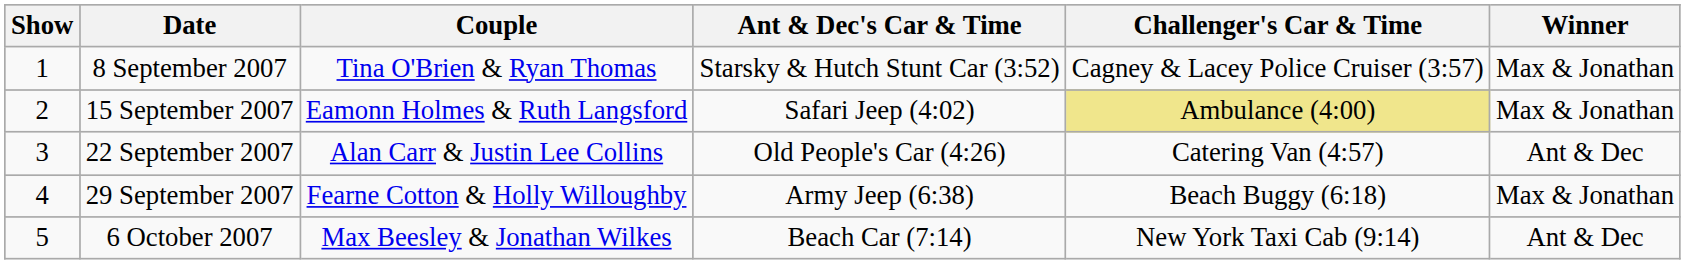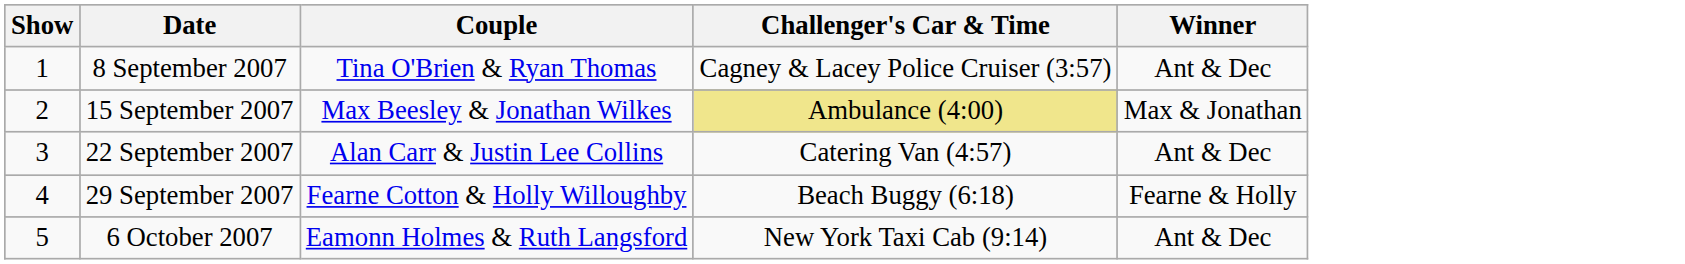- column: (880, 25)
(1585, 68) Max & Jonathan -> (1213, 68) Ant & Dec
(497, 110) Eamonn Holmes & Ruth Langsford -> (497, 110) Max Beesley & Jonathan Wilkes
(1585, 195) Max & Jonathan -> (1213, 195) Fearne & Holly
(497, 237) Max Beesley & Jonathan Wilkes -> (497, 237) Eamonn Holmes & Ruth Langsford
